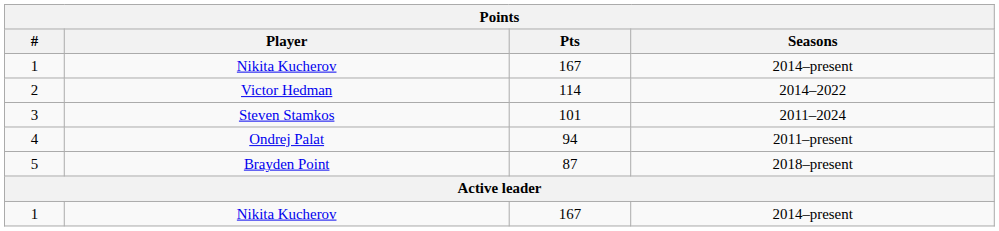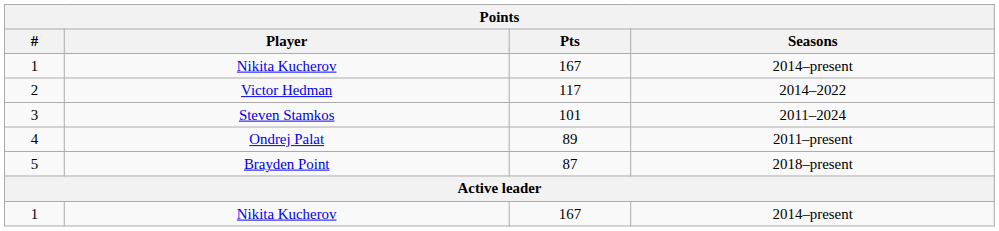(570, 90) 114 -> (570, 90) 117
(570, 139) 94 -> (570, 139) 89
